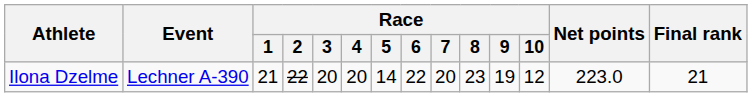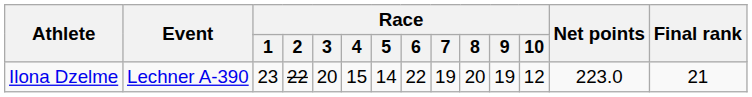(268, 77) 21 -> (268, 77) 23
(357, 77) 20 -> (357, 77) 15
(445, 77) 20 -> (445, 77) 19
(475, 77) 23 -> (475, 77) 20
